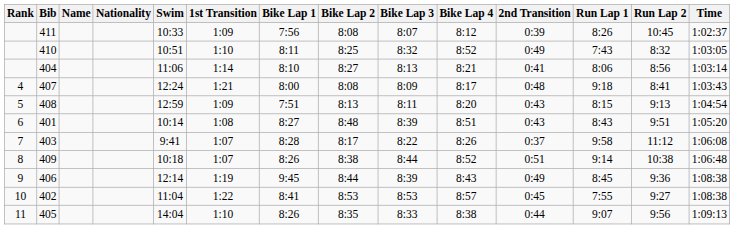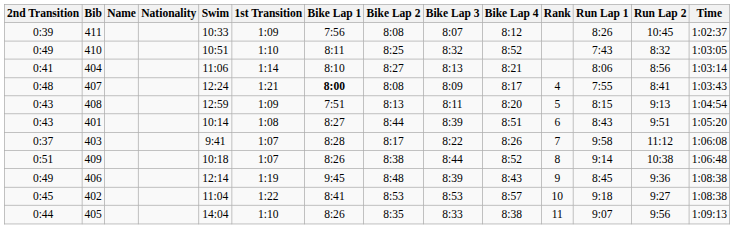columns swapped: (20, 13) <-> (535, 13)
(289, 86) normal -> (334, 86) bold
(602, 86) 9:18 -> (602, 86) 7:55
(348, 123) 8:48 -> (393, 123) 8:44
(348, 178) 8:44 -> (393, 178) 8:48
(602, 196) 7:55 -> (602, 196) 9:18
